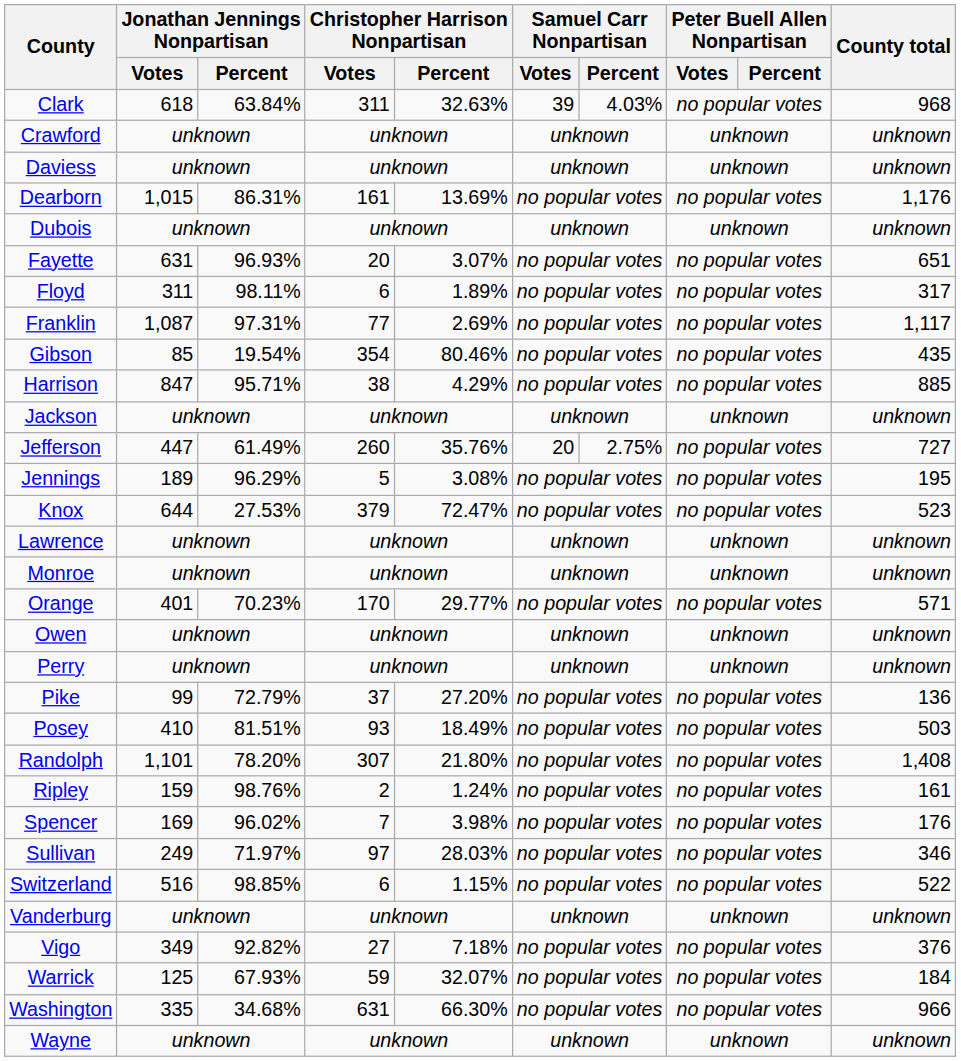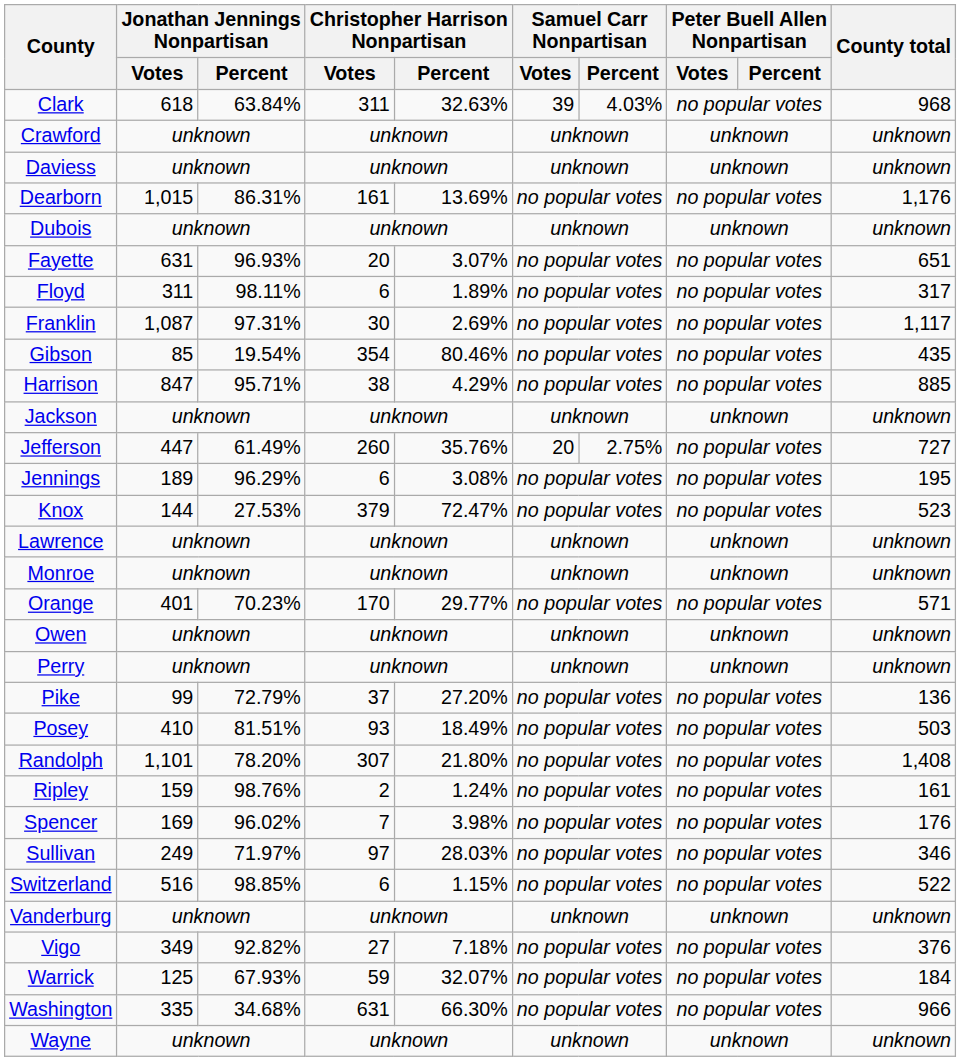(379, 323) 77 -> (379, 323) 30
(384, 479) 5 -> (384, 479) 6
(177, 510) 644 -> (177, 510) 144
